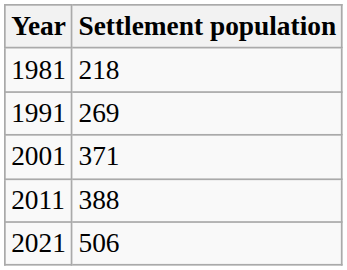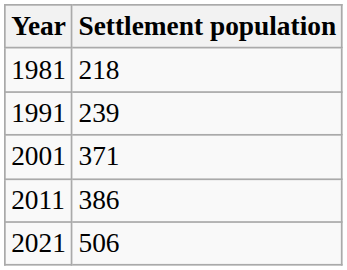(99, 112) 269 -> (99, 112) 239
(99, 199) 388 -> (99, 199) 386
